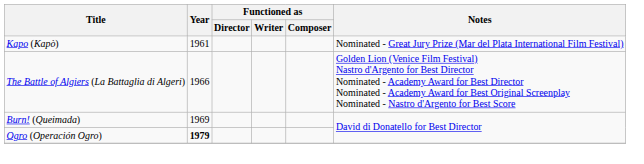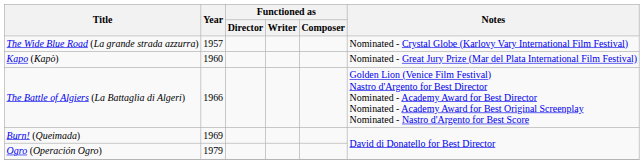+ row: (103, 43)
(200, 43) 1961 -> (213, 59) 1960
(200, 135) bold -> (213, 151) normal
